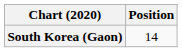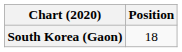(151, 36) 14 -> (151, 36) 18
